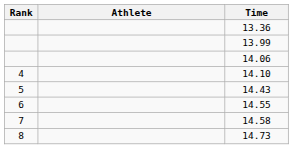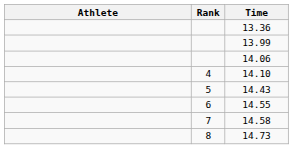columns swapped: (21, 12) <-> (132, 12)
